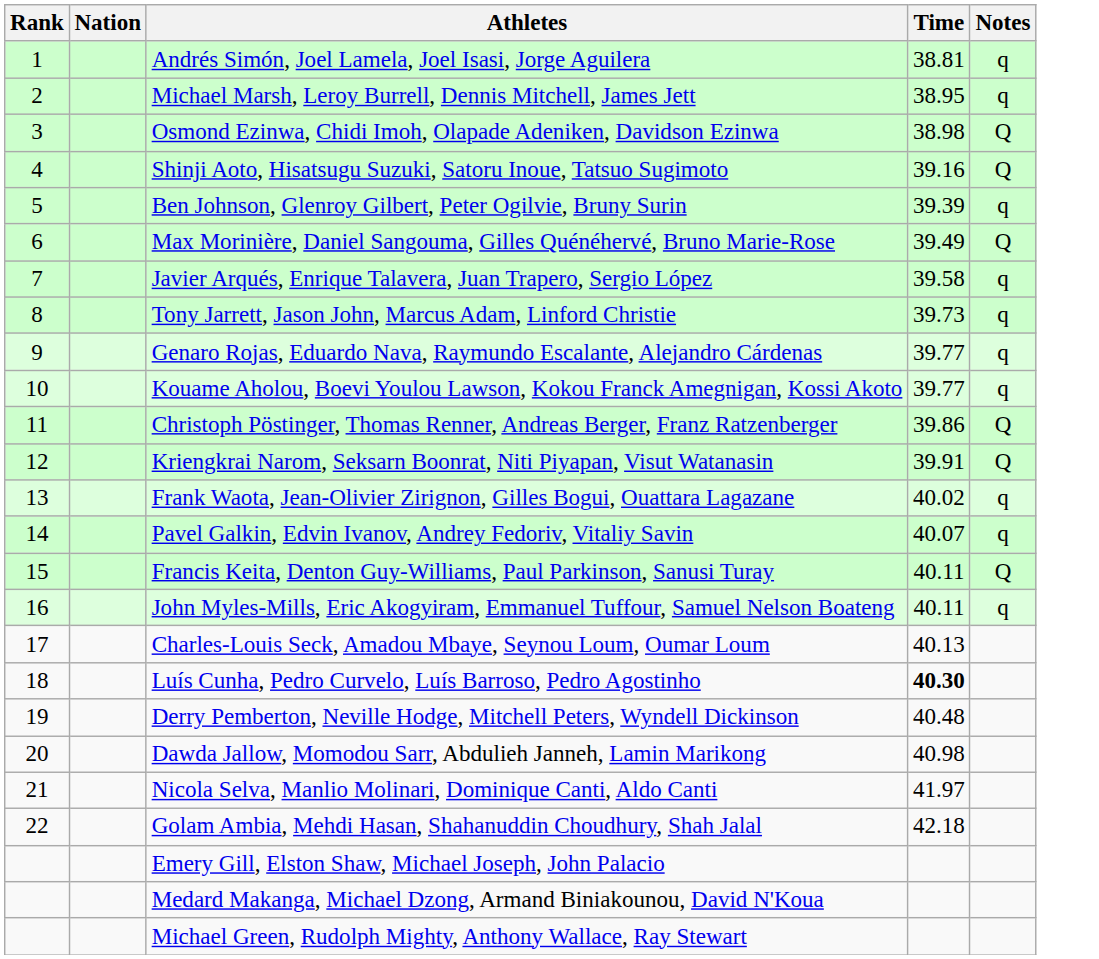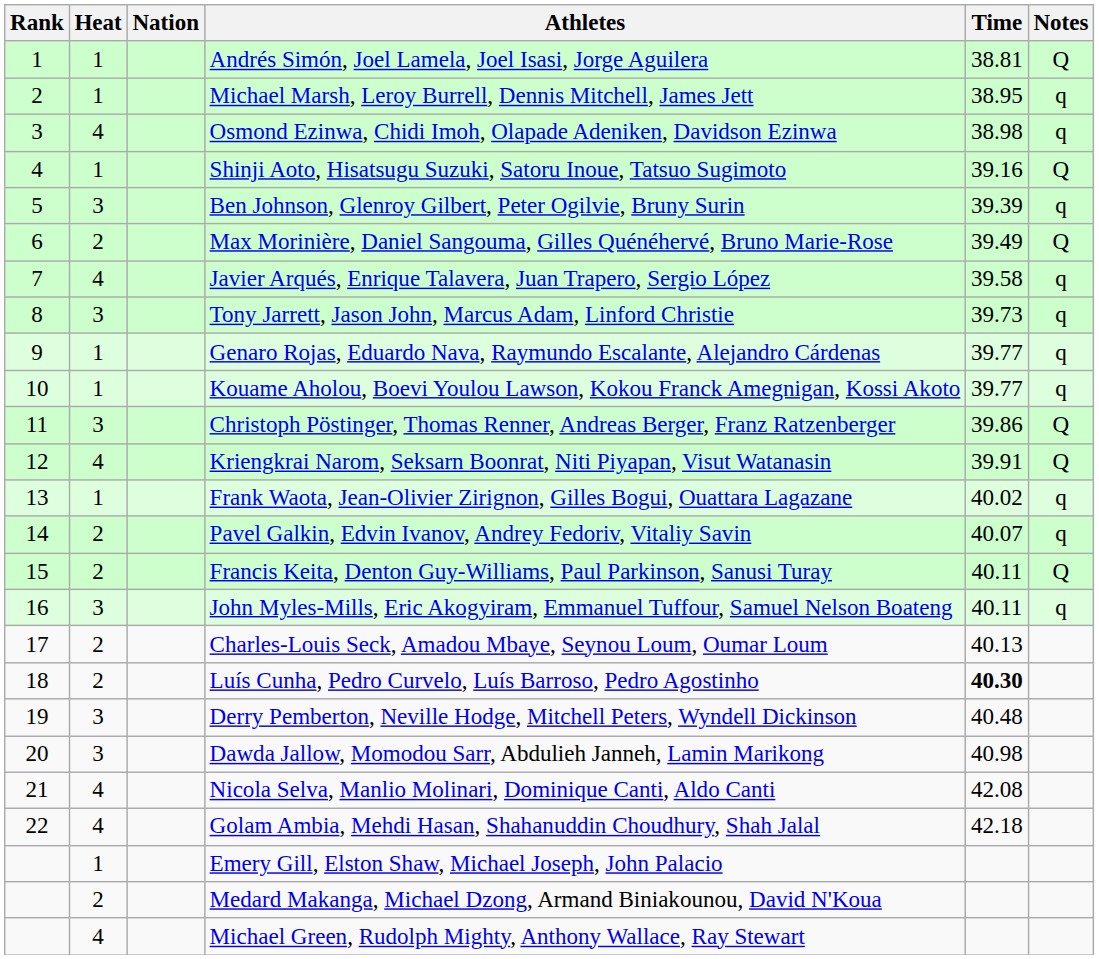+ column: (98, 22)
(1003, 59) q -> (1061, 59) Q
(1003, 132) Q -> (1061, 132) q
(939, 790) 41.97 -> (997, 790) 42.08
